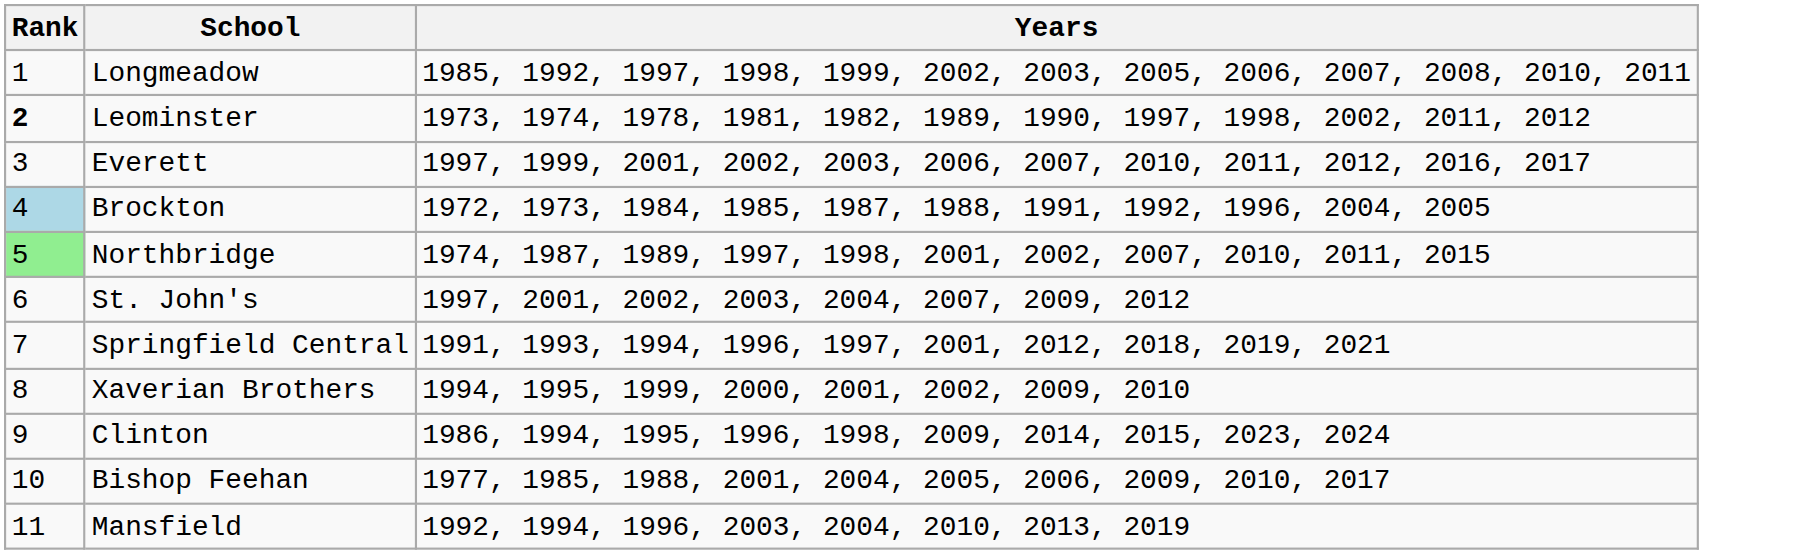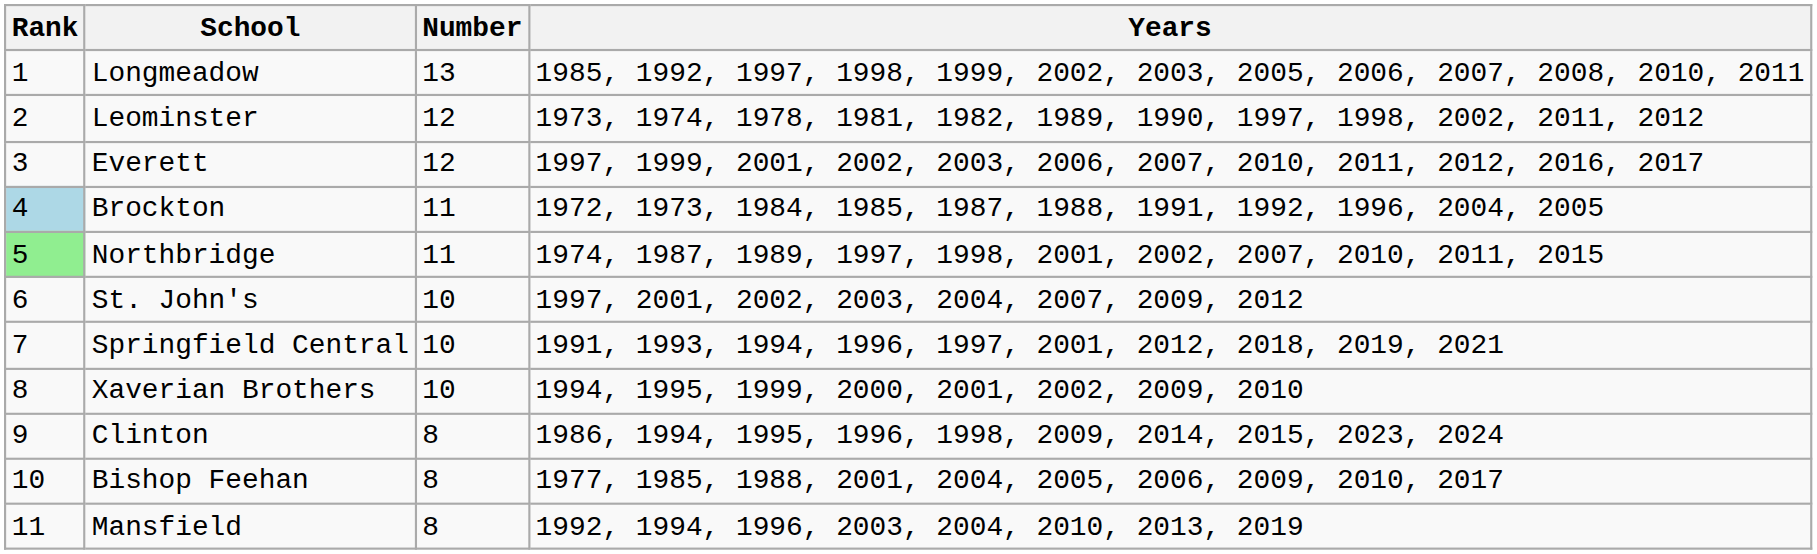+ column: (472, 28)
(20, 118) bold -> (20, 118) normal
